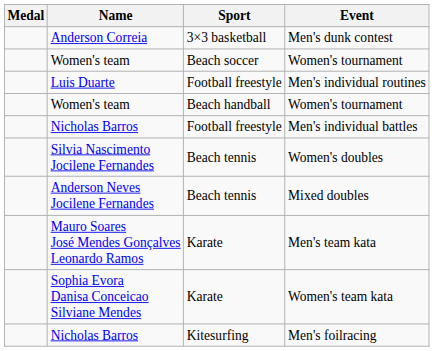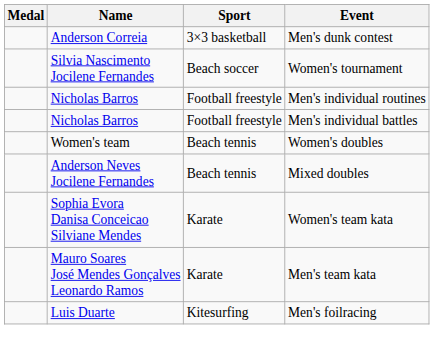(90, 60) Women's team -> (102, 68) Silvia Nascimento Jocilene Fernandes
(83, 82) Luis Duarte -> (94, 98) Nicholas Barros
- row: (229, 105)
(102, 157) Silvia Nascimento Jocilene Fernandes -> (90, 143) Women's team
rows swapped: (205, 242) <-> (205, 296)
(94, 335) Nicholas Barros -> (83, 312) Luis Duarte
